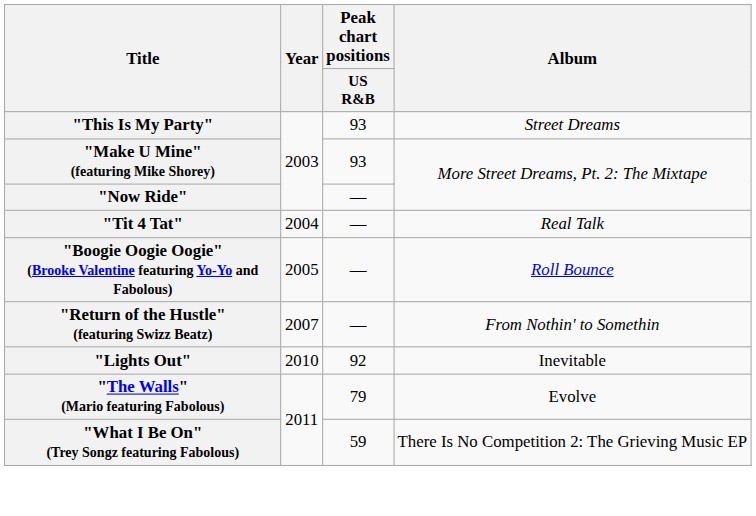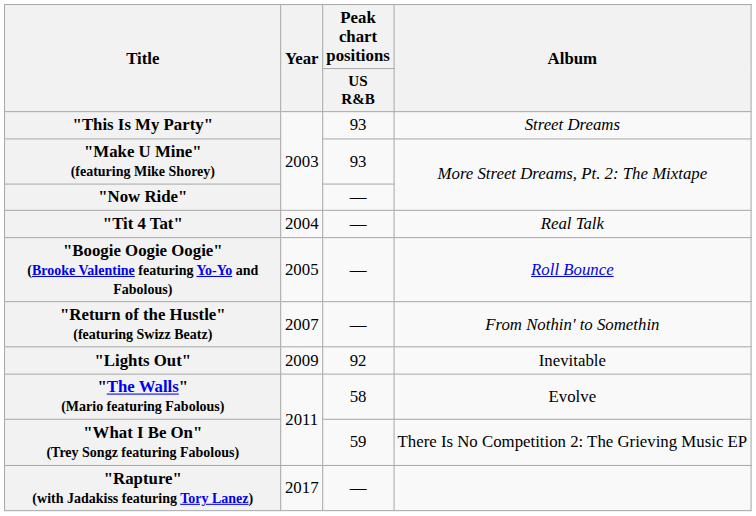(302, 360) 2010 -> (302, 360) 2009
(358, 396) 79 -> (358, 396) 58
+ row: (143, 487)
